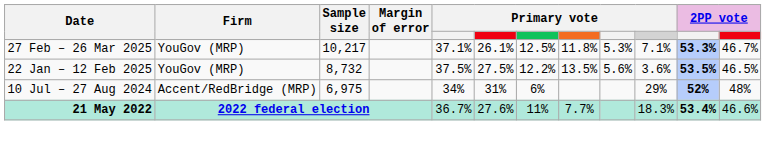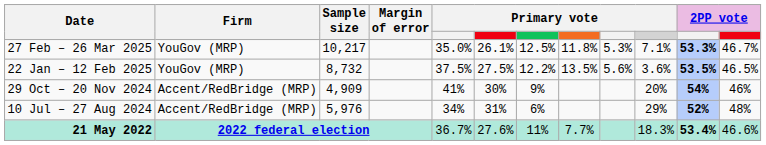(453, 49) 37.1% -> (453, 49) 35.0%
+ row: (80, 89)
(344, 89) 6,975 -> (344, 110) 5,976
